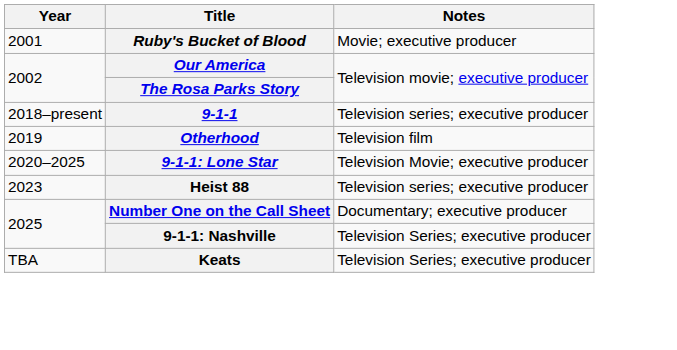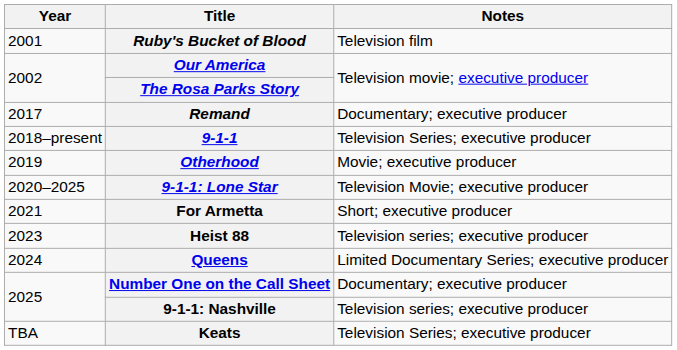(427, 41) Movie; executive producer -> (385, 41) Television film
+ row: (220, 114)
(463, 114) Television series; executive producer -> (464, 138) Television Series; executive producer
(385, 138) Television film -> (427, 162) Movie; executive producer
+ row: (220, 211)
+ row: (220, 260)
(464, 235) Television Series; executive producer -> (463, 308) Television series; executive producer
